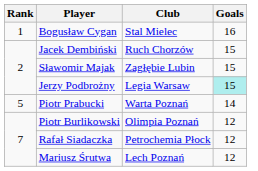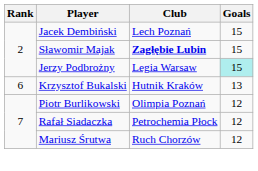- row: (78, 31)
(159, 49) Ruch Chorzów -> (161, 31) Lech Poznań
(160, 67) normal -> (169, 49) bold
- row: (71, 103)
+ row: (83, 85)
(155, 157) Lech Poznań -> (166, 139) Ruch Chorzów
